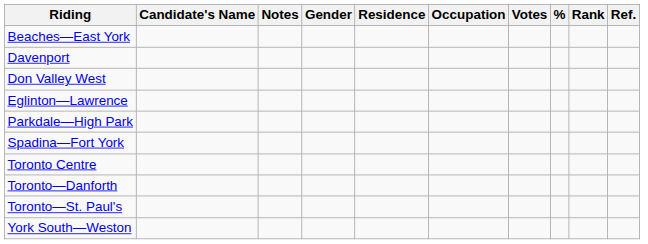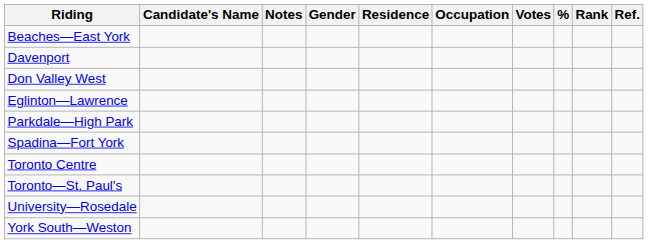- row: (62, 185)
+ row: (72, 206)
